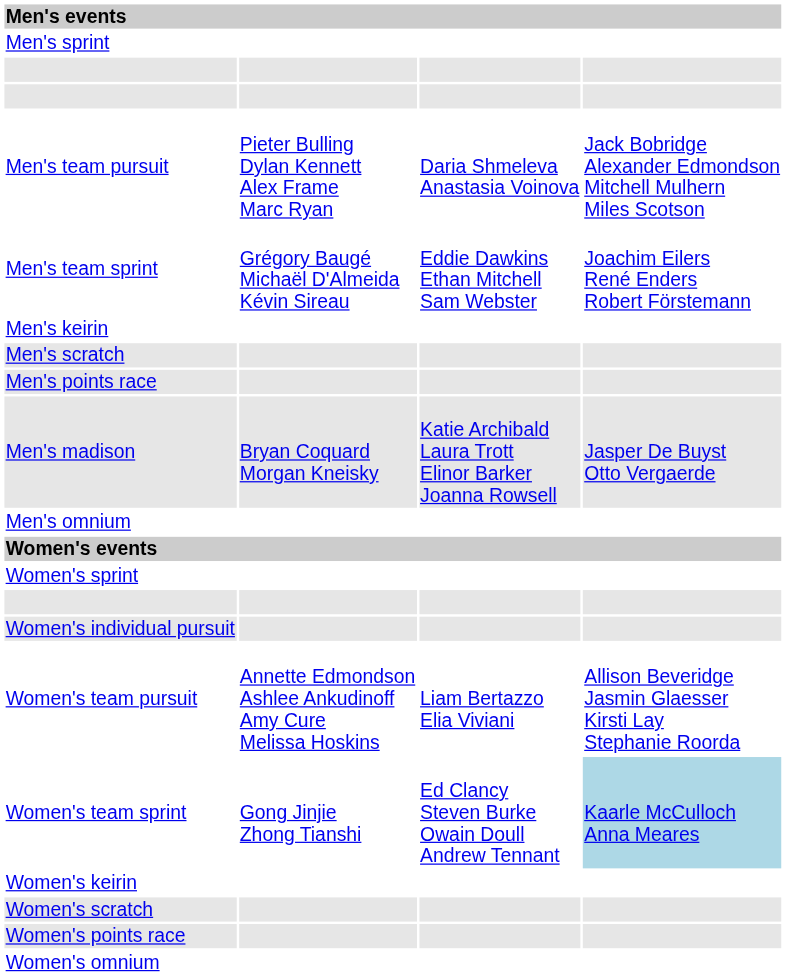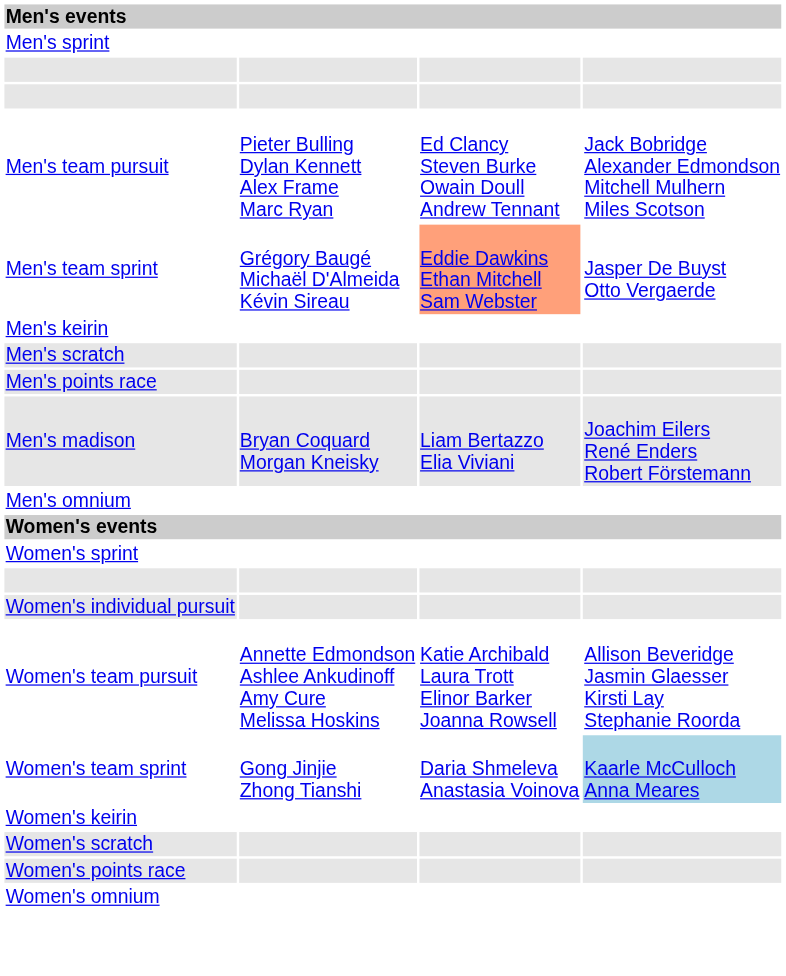(500, 177) Daria Shmeleva Anastasia Voinova -> (490, 177) Ed Clancy Steven Burke Owain Doull Andrew Tennant
(484, 280) no background -> (484, 280) lightsalmon background
(668, 280) Joachim Eilers René Enders Robert Förstemann -> (655, 280) Jasper De Buyst Otto Vergaerde
(488, 462) Katie Archibald Laura Trott Elinor Barker Joanna Rowsell -> (482, 452) Liam Bertazzo Elia Viviani
(655, 462) Jasper De Buyst Otto Vergaerde -> (668, 452) Joachim Eilers René Enders Robert Förstemann
(482, 709) Liam Bertazzo Elia Viviani -> (488, 687) Katie Archibald Laura Trott Elinor Barker Joanna Rowsell
(490, 823) Ed Clancy Steven Burke Owain Doull Andrew Tennant -> (500, 779) Daria Shmeleva Anastasia Voinova
